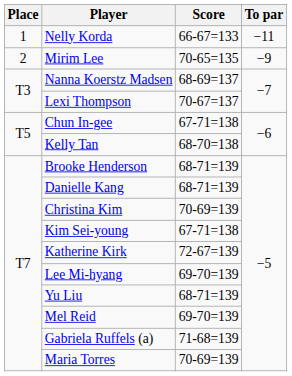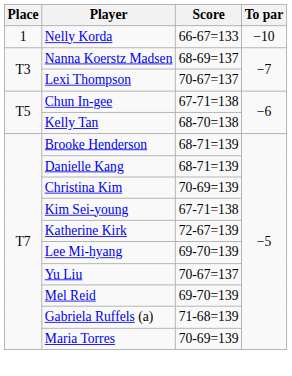(264, 36) −11 -> (264, 36) −10
- row: (74, 58)
(209, 295) 68-71=139 -> (209, 274) 70-67=137
